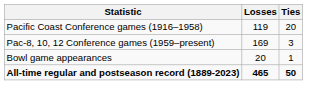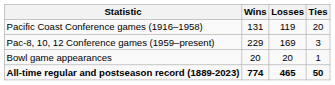+ column: (255, 12)
